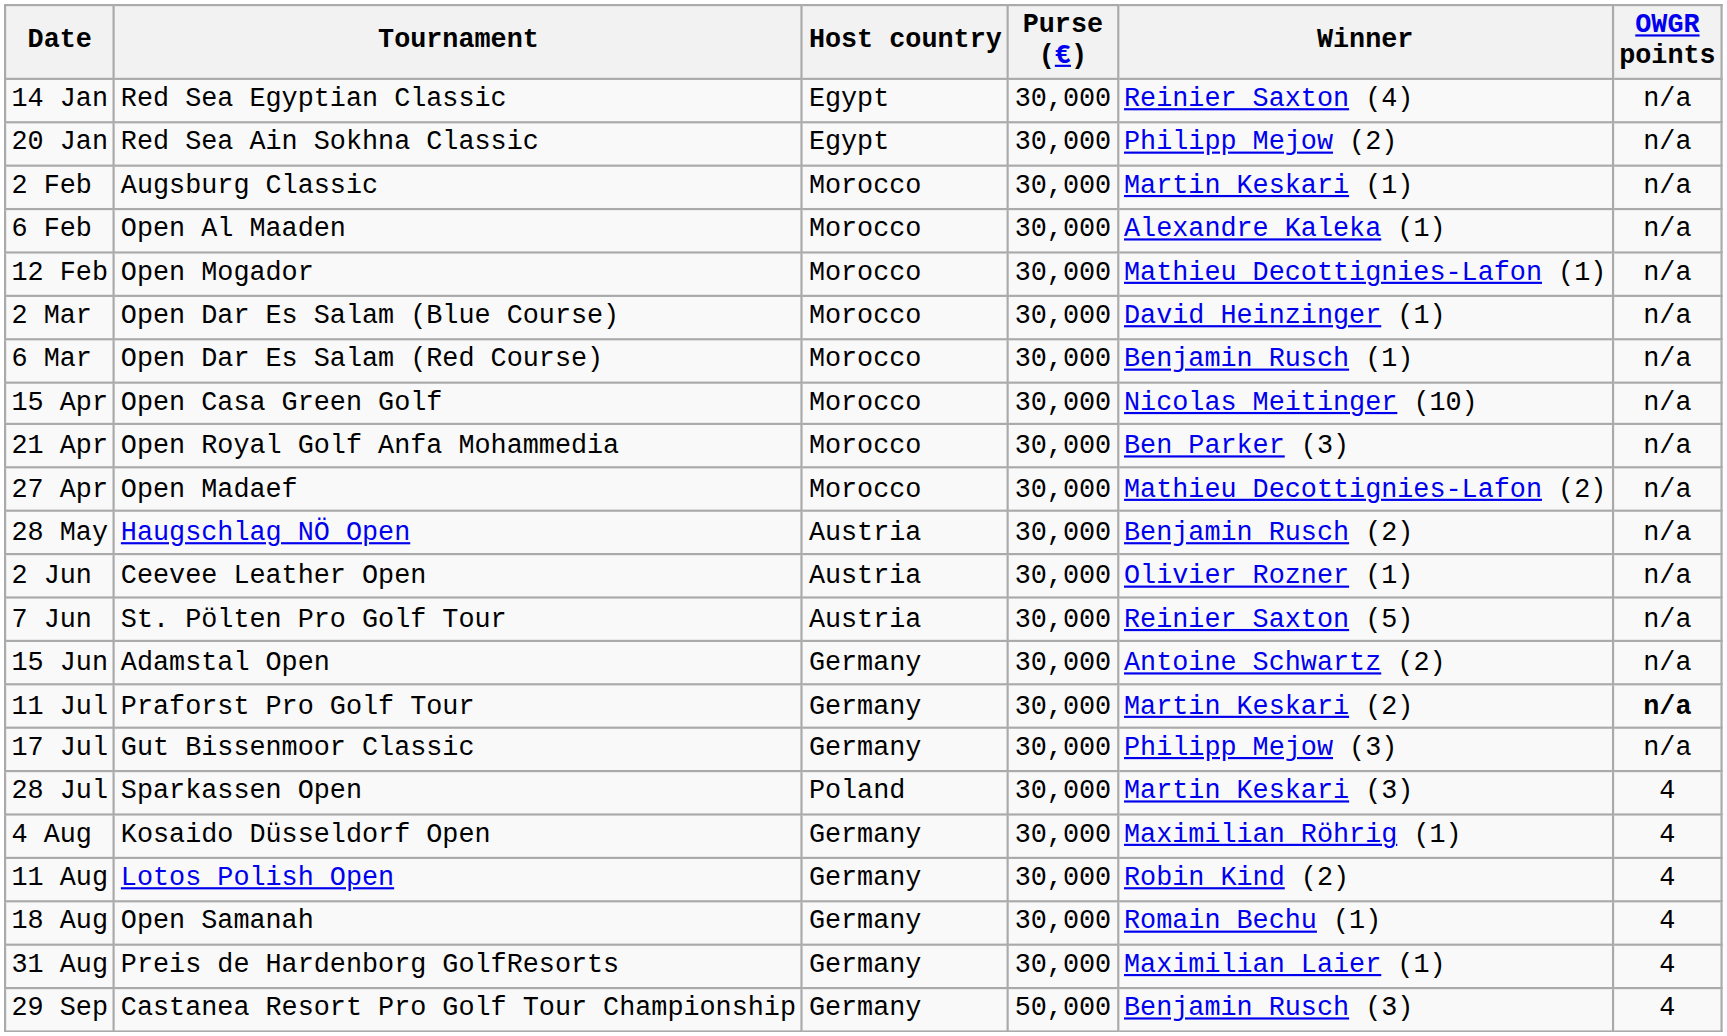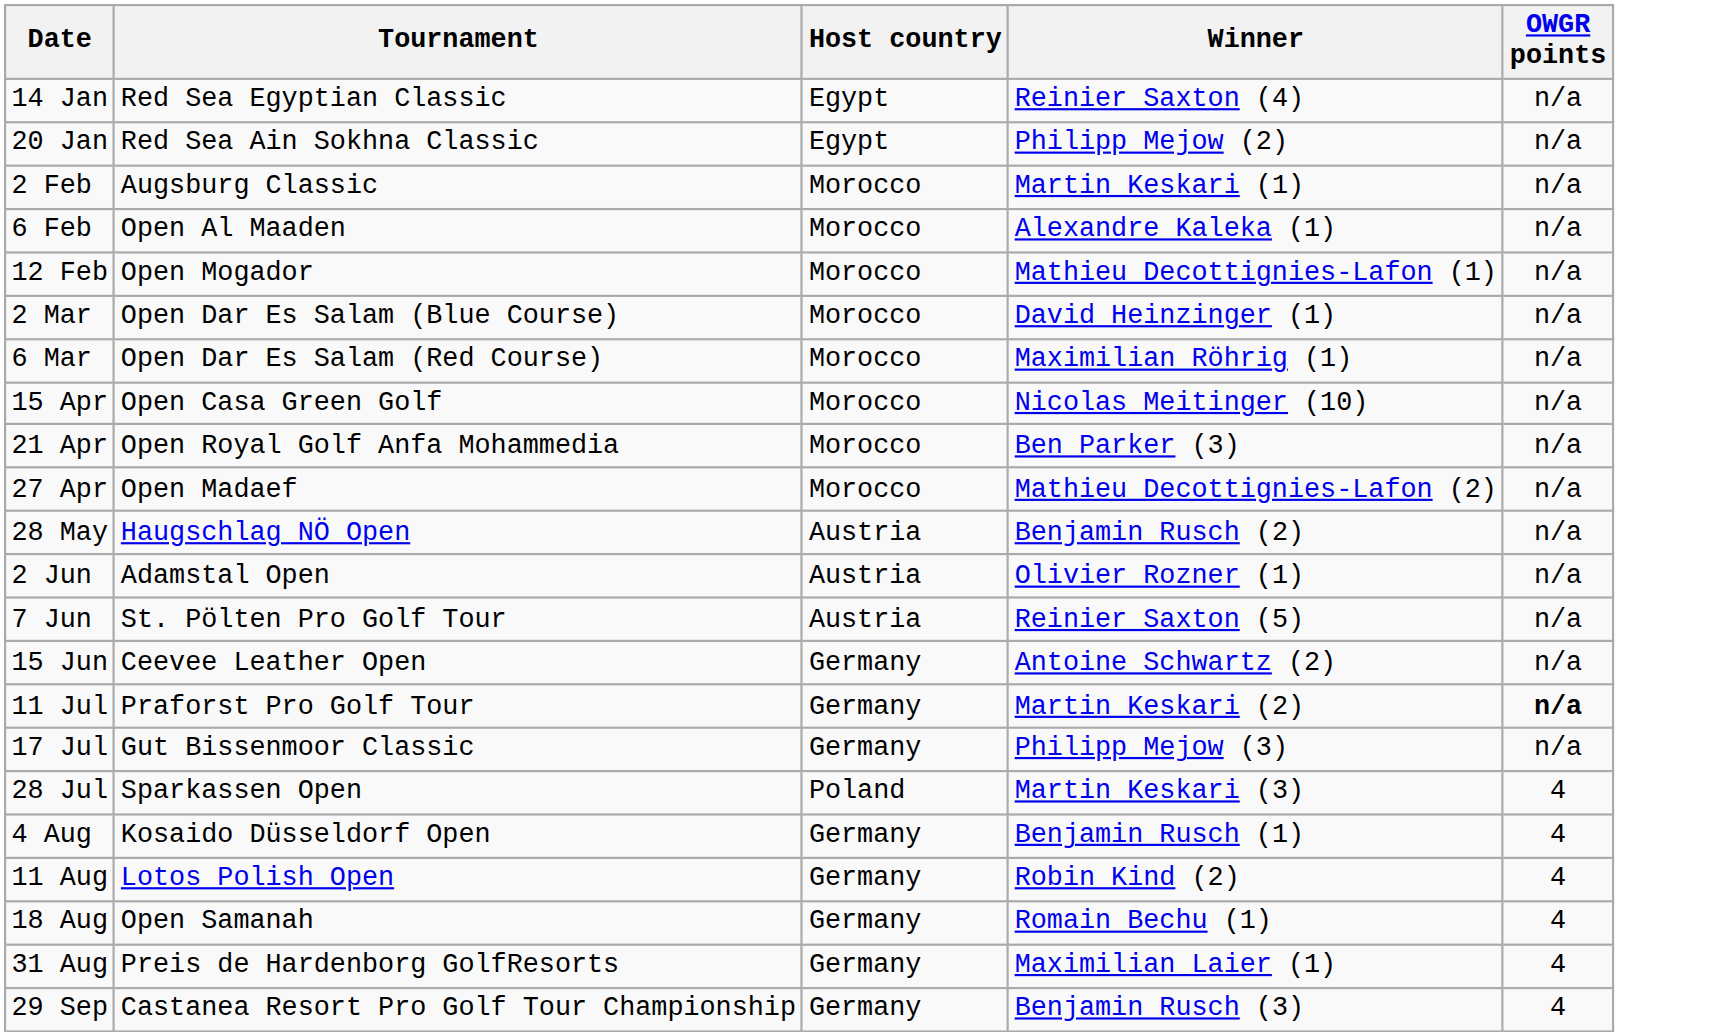- column: (1063, 42)
(1269, 360) Benjamin Rusch (1) -> (1183, 360) Maximilian Röhrig (1)
(274, 577) Ceevee Leather Open -> (225, 577) Adamstal Open
(225, 663) Adamstal Open -> (274, 663) Ceevee Leather Open
(1293, 836) Maximilian Röhrig (1) -> (1159, 836) Benjamin Rusch (1)
